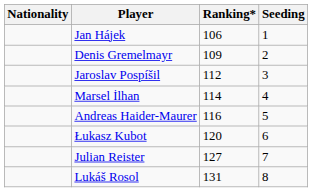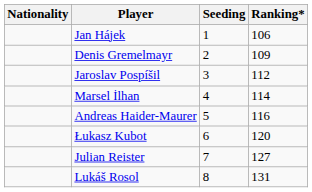columns swapped: (229, 14) <-> (283, 14)
